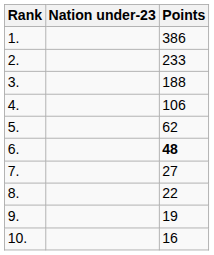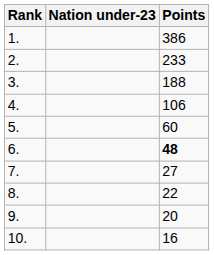(170, 127) 62 -> (170, 127) 60
(170, 216) 19 -> (170, 216) 20
